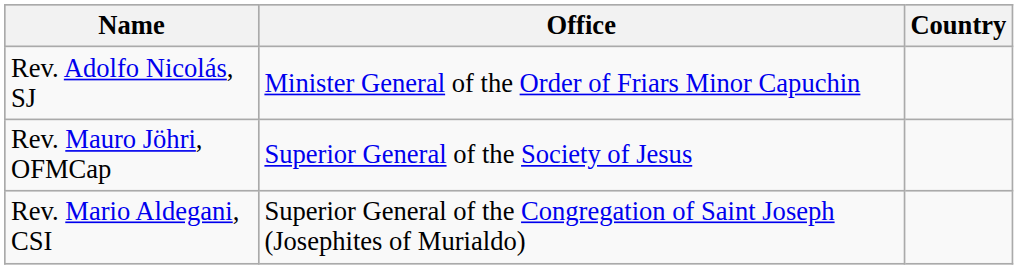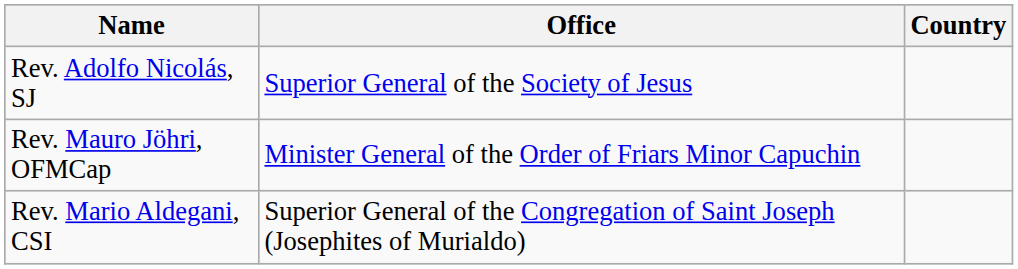(562, 82) Minister General of the Order of Friars Minor Capuchin -> (478, 82) Superior General of the Society of Jesus
(478, 154) Superior General of the Society of Jesus -> (562, 154) Minister General of the Order of Friars Minor Capuchin
